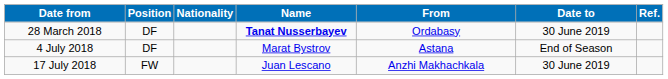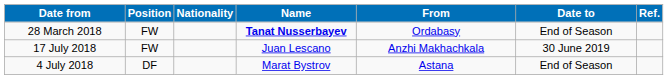(150, 31) DF -> (150, 31) FW
(576, 31) 30 June 2019 -> (576, 31) End of Season
rows swapped: (65, 49) <-> (65, 66)
